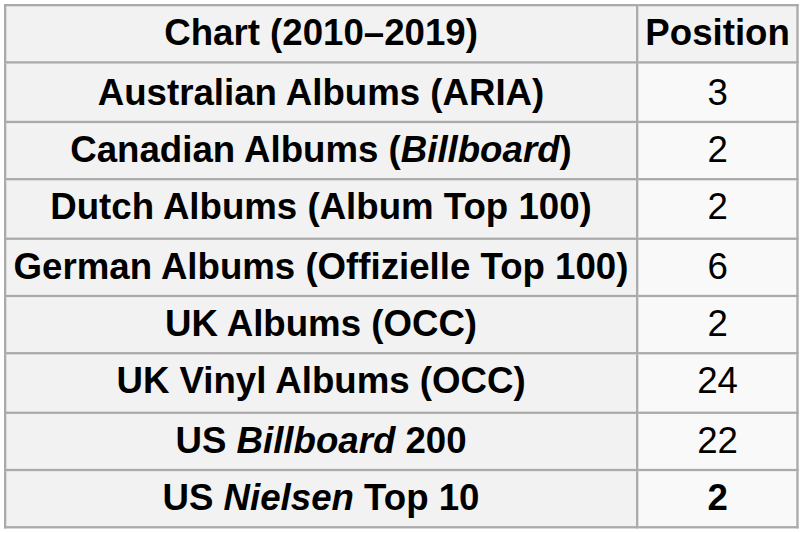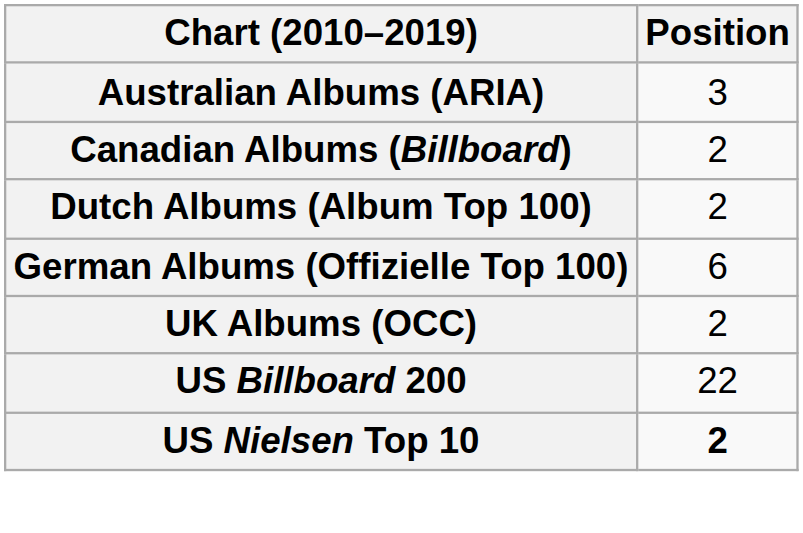- row: (321, 382)
